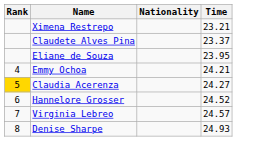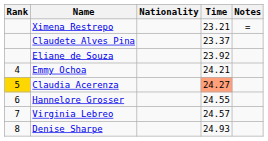+ column: (248, 12)
(216, 56) 23.95 -> (216, 56) 23.92
(216, 85) no background -> (216, 85) lightsalmon background
(216, 99) 24.52 -> (216, 99) 24.55
